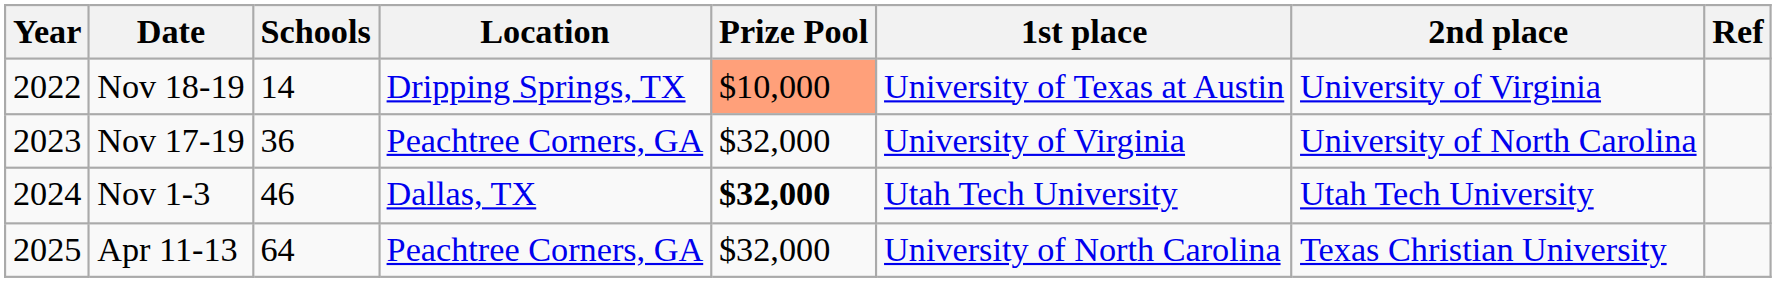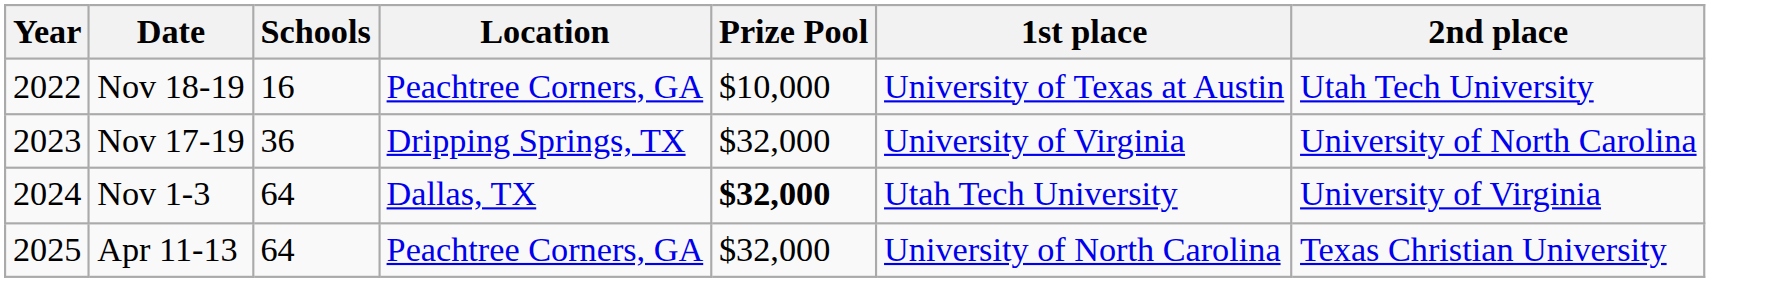- column: (1738, 31)
(278, 85) 14 -> (278, 85) 16
(536, 85) Dripping Springs, TX -> (545, 85) Peachtree Corners, GA
(775, 85) lightsalmon background -> (775, 85) no background
(1451, 85) University of Virginia -> (1447, 85) Utah Tech University
(545, 140) Peachtree Corners, GA -> (536, 140) Dripping Springs, TX
(278, 194) 46 -> (278, 194) 64
(1447, 194) Utah Tech University -> (1451, 194) University of Virginia
